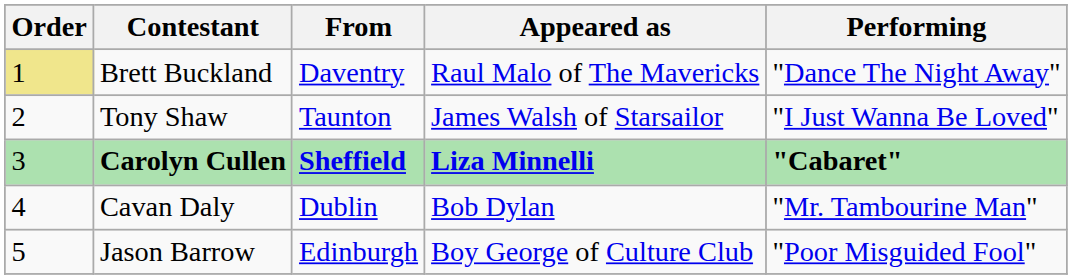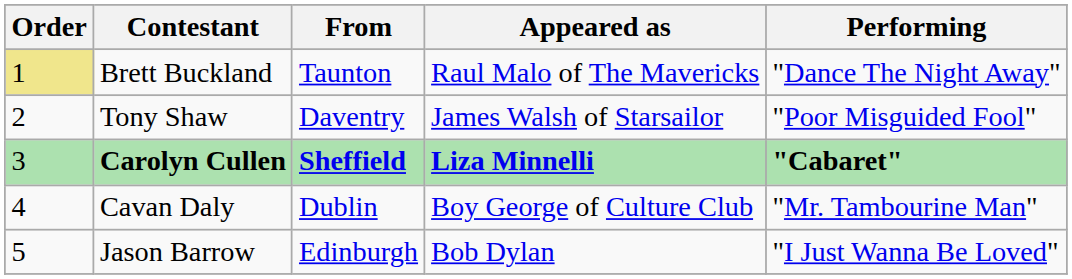(352, 71) Daventry -> (345, 71) Taunton
(345, 116) Taunton -> (352, 116) Daventry
(915, 116) "I Just Wanna Be Loved" -> (904, 116) "Poor Misguided Fool"
(493, 206) Bob Dylan -> (592, 206) Boy George of Culture Club
(592, 251) Boy George of Culture Club -> (493, 251) Bob Dylan
(904, 251) "Poor Misguided Fool" -> (915, 251) "I Just Wanna Be Loved"
